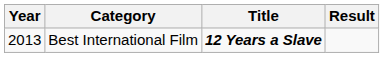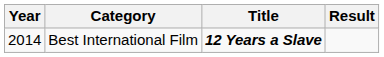(25, 40) 2013 -> (25, 40) 2014
